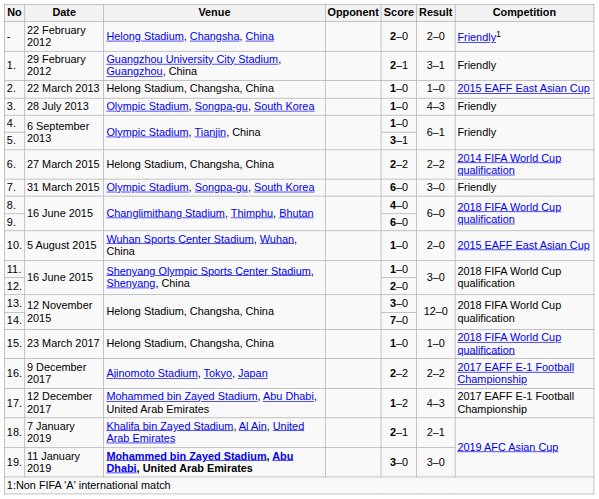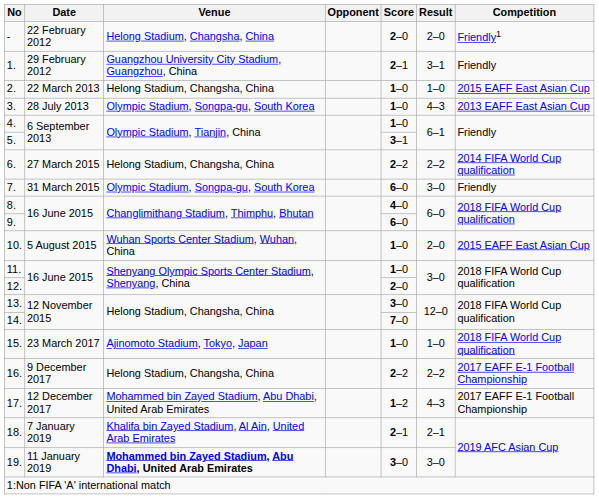(477, 106) Friendly -> (524, 106) 2013 EAFF East Asian Cup
(190, 344) Helong Stadium, Changsha, China -> (187, 344) Ajinomoto Stadium, Tokyo, Japan
(187, 373) Ajinomoto Stadium, Tokyo, Japan -> (190, 373) Helong Stadium, Changsha, China
